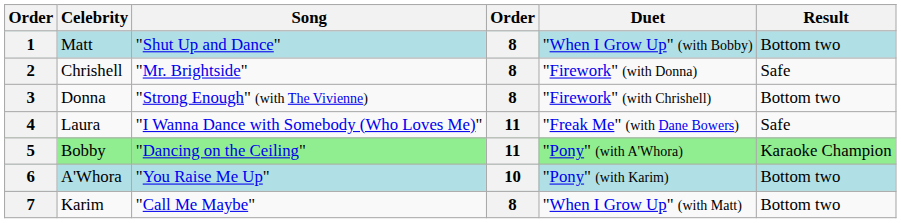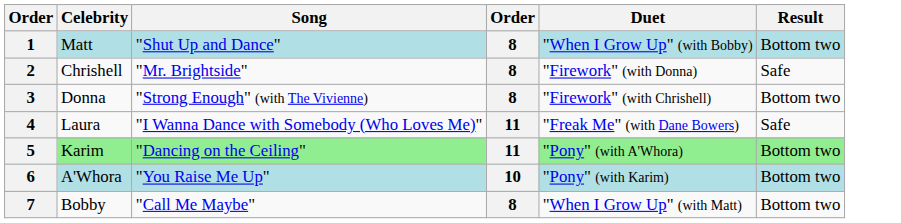(83, 151) Bobby -> (82, 151) Karim
(826, 151) Karaoke Champion -> (800, 151) Bottom two
(82, 204) Karim -> (83, 204) Bobby
